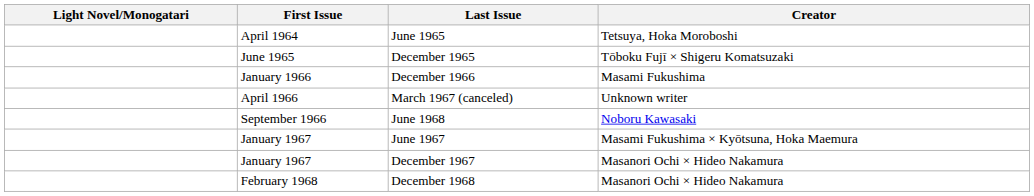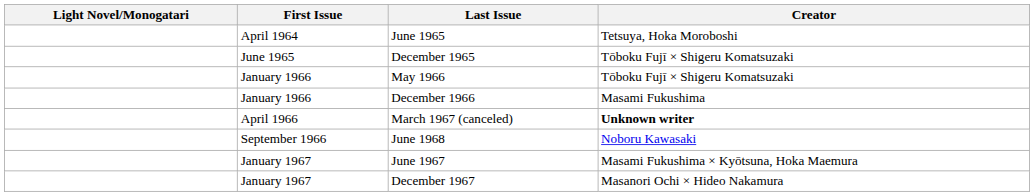+ row: (418, 77)
(644, 98) normal -> (648, 118) bold
- row: (433, 181)
